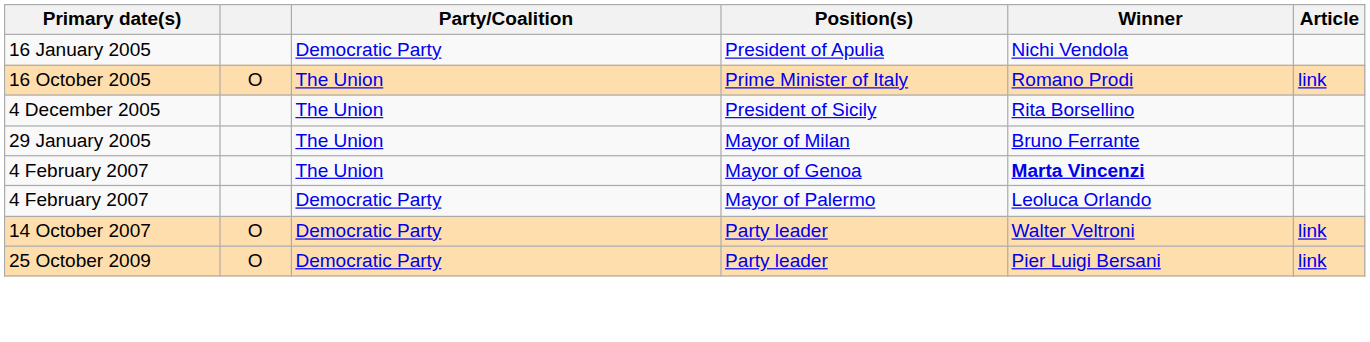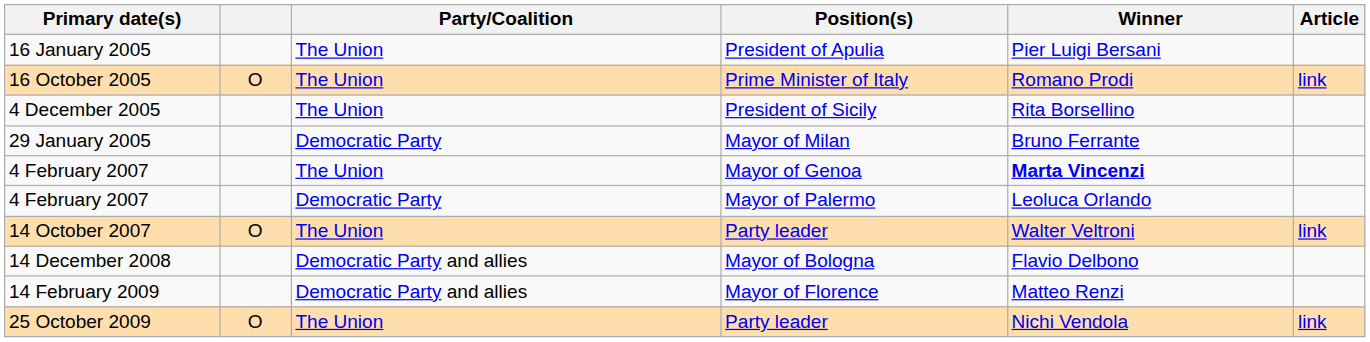(368, 49) Democratic Party -> (339, 49) The Union
(1070, 49) Nichi Vendola -> (1086, 49) Pier Luigi Bersani
(339, 140) The Union -> (368, 140) Democratic Party
(368, 230) Democratic Party -> (339, 230) The Union
+ row: (90, 261)
+ row: (84, 291)
(368, 261) Democratic Party -> (339, 321) The Union
(1086, 261) Pier Luigi Bersani -> (1070, 321) Nichi Vendola
